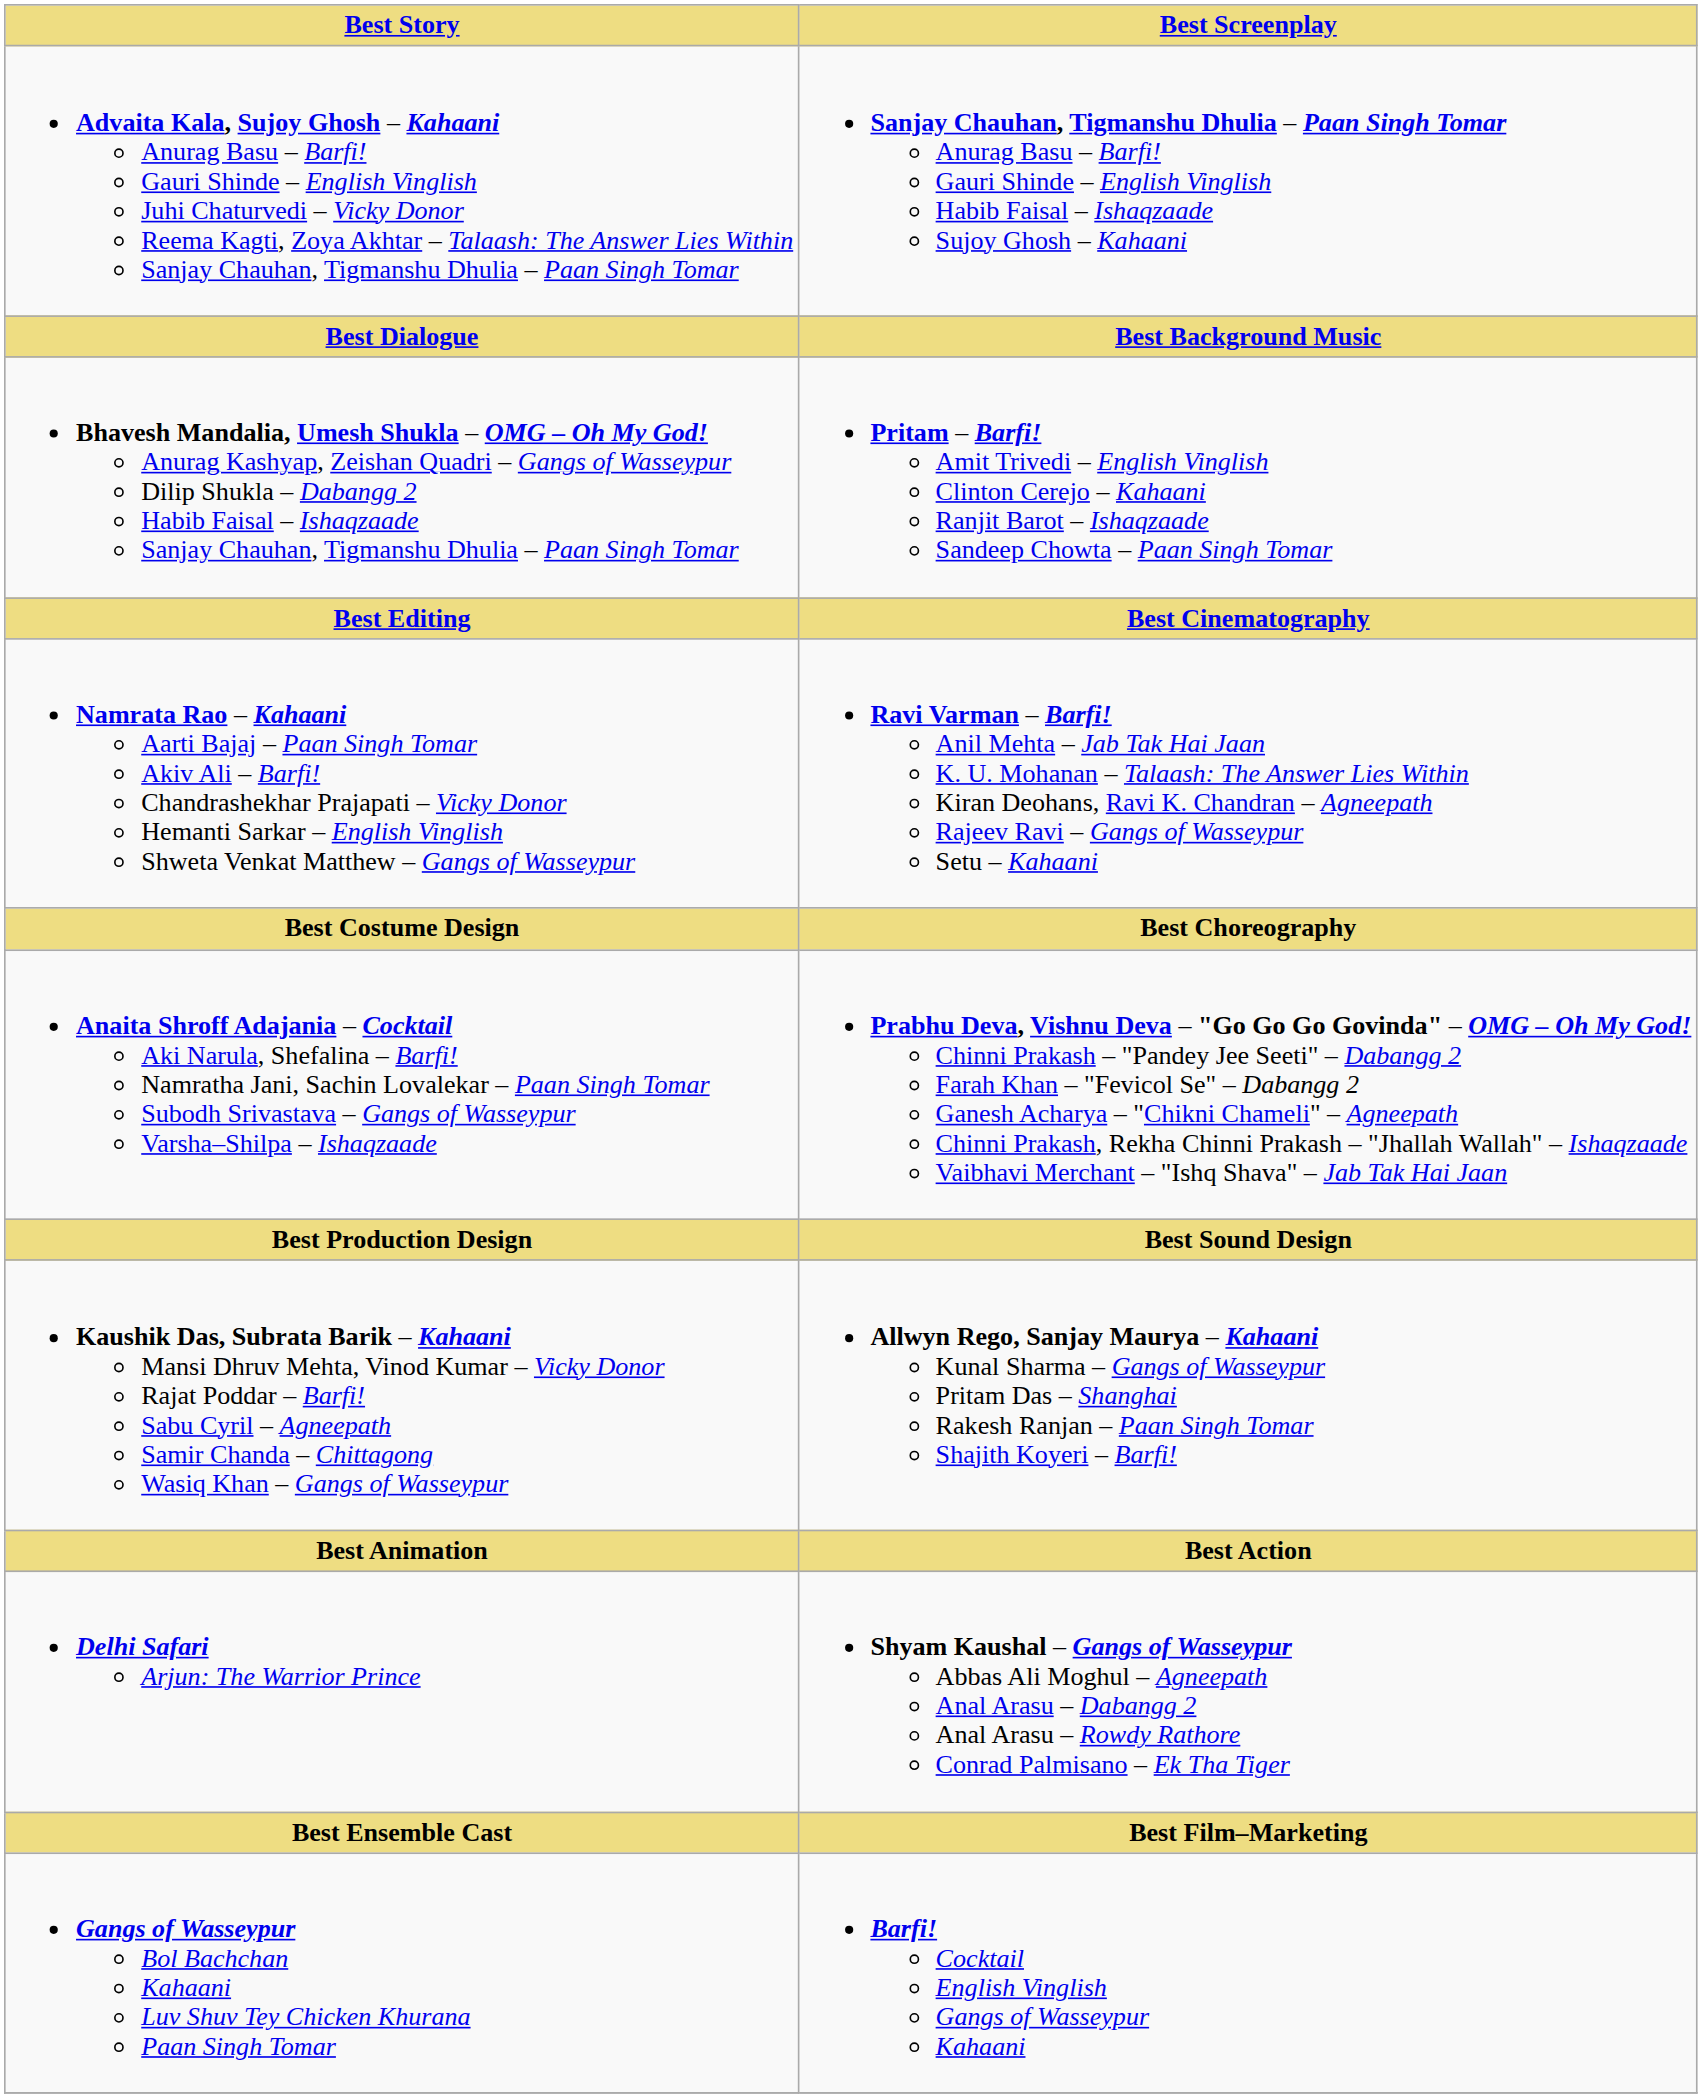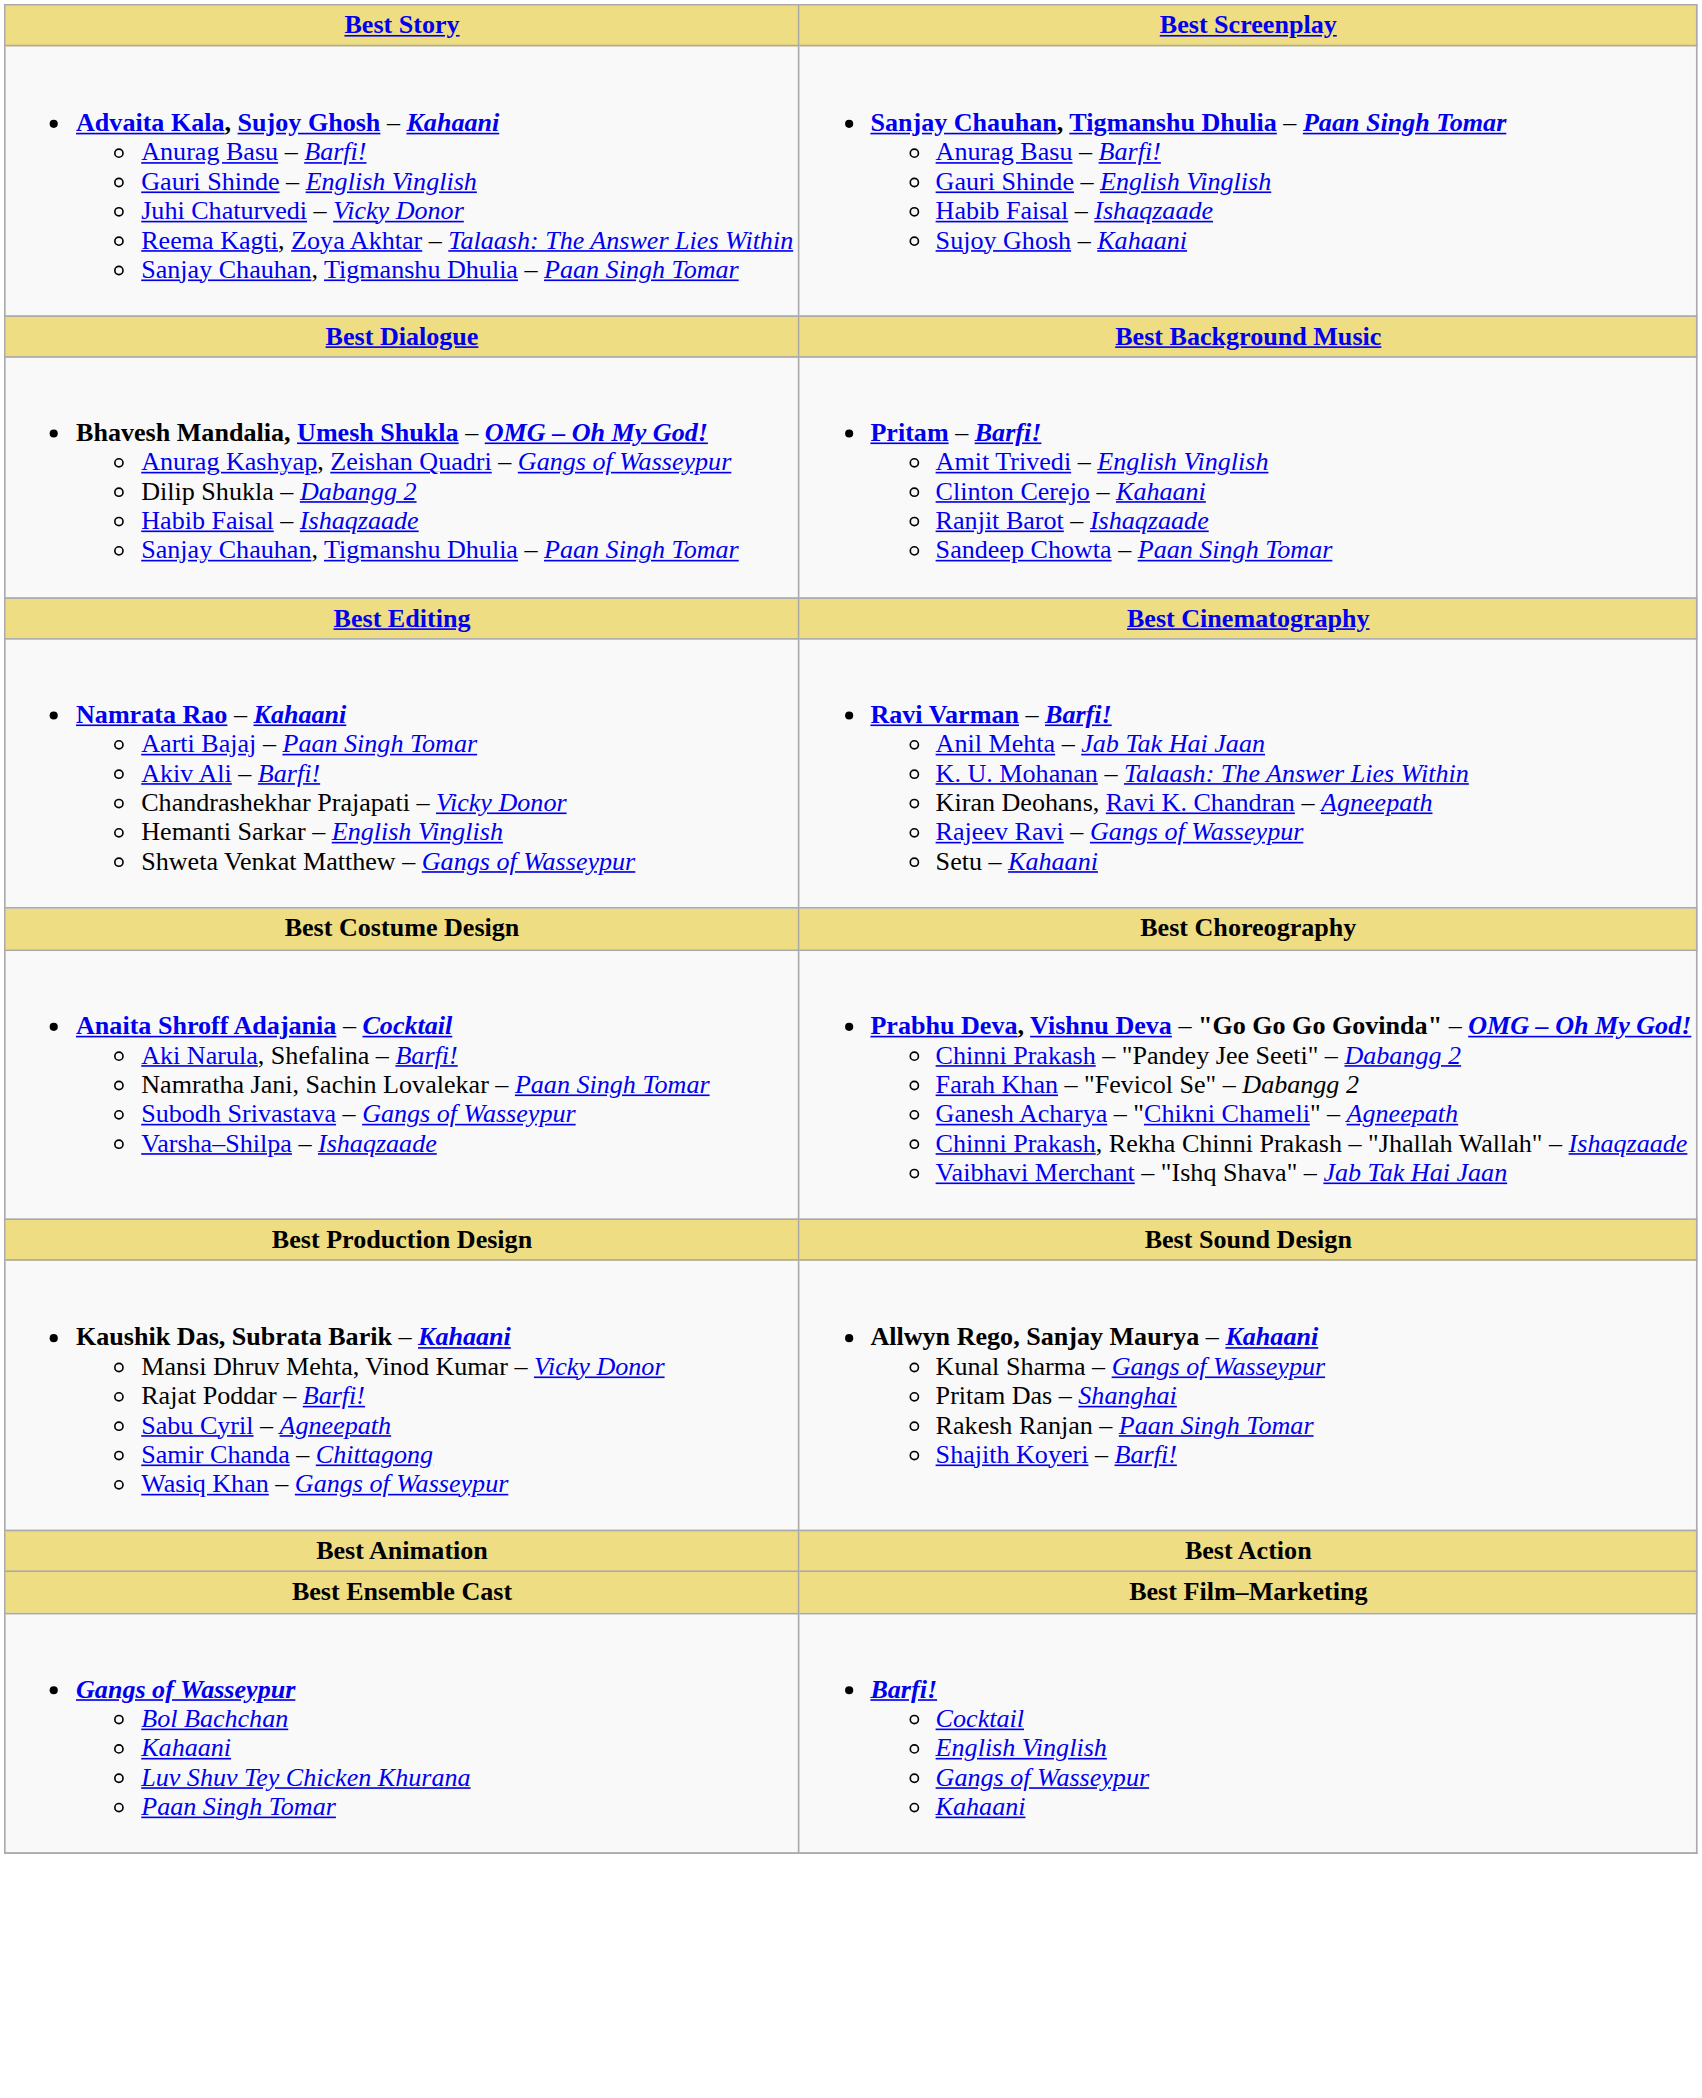- row: (402, 1662)
